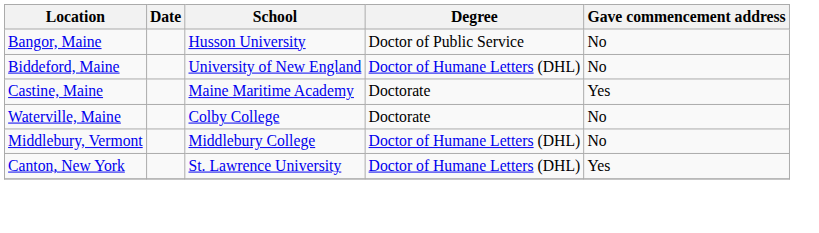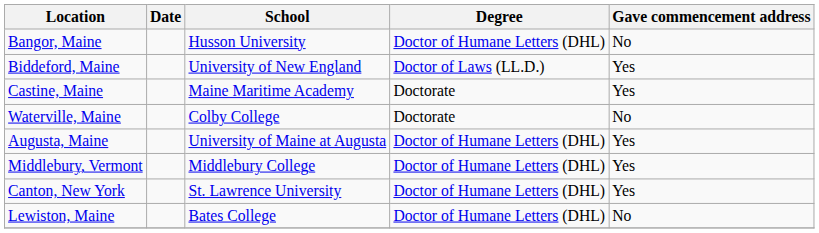(446, 41) Doctor of Public Service -> (499, 41) Doctor of Humane Letters (DHL)
(474, 66) Doctor of Humane Letters (DHL) -> (469, 66) Doctor of Laws (LL.D.)
(597, 66) No -> (624, 66) Yes
+ row: (58, 141)
(597, 141) No -> (624, 166) Yes
+ row: (61, 215)
